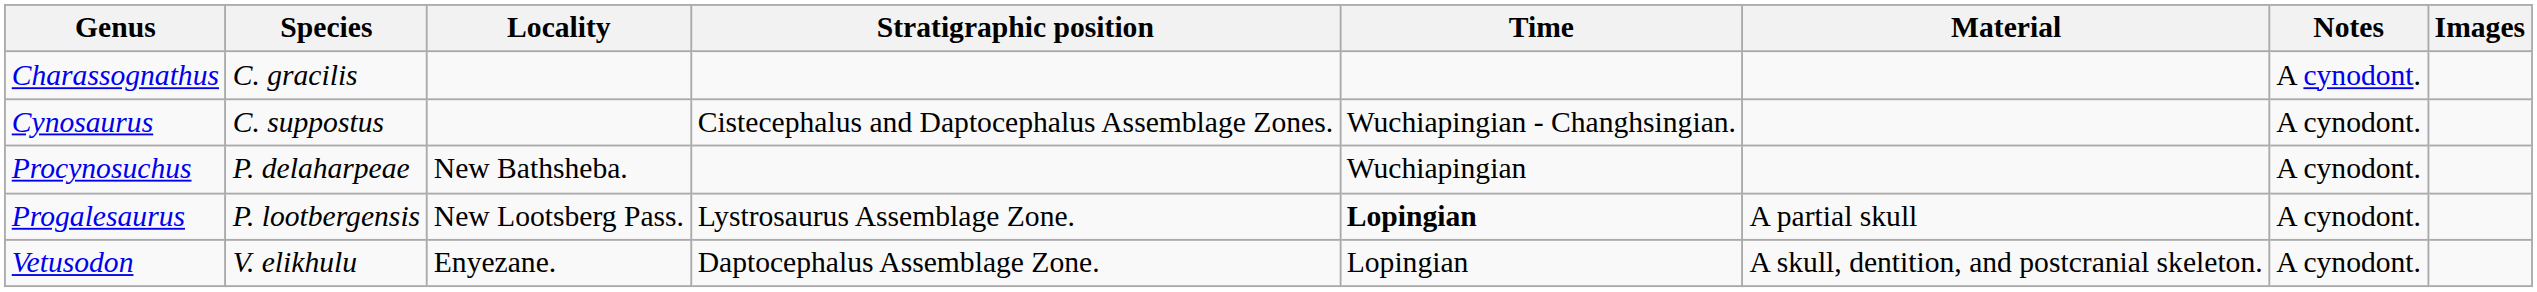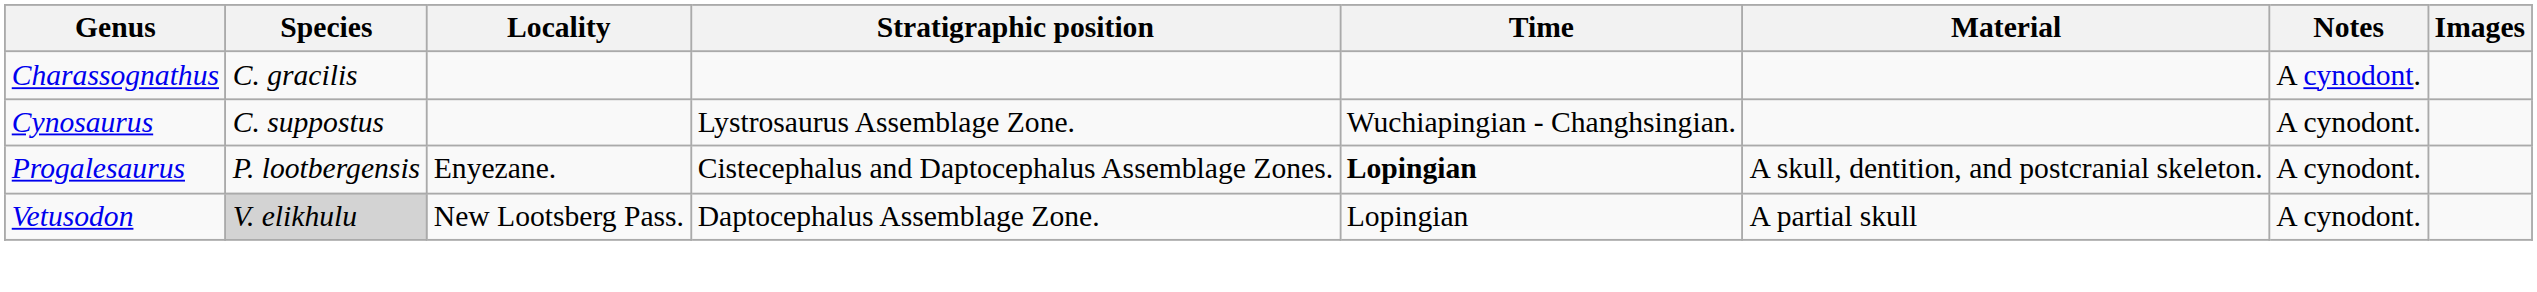(1015, 121) Cistecephalus and Daptocephalus Assemblage Zones. -> (886, 121) Lystrosaurus Assemblage Zone.
- row: (102, 168)
(559, 215) New Lootsberg Pass. -> (495, 168) Enyezane.
(886, 215) Lystrosaurus Assemblage Zone. -> (1015, 168) Cistecephalus and Daptocephalus Assemblage Zones.
(1833, 215) A partial skull -> (2006, 168) A skull, dentition, and postcranial skeleton.
(295, 262) no background -> (295, 215) lightgrey background
(495, 262) Enyezane. -> (559, 215) New Lootsberg Pass.
(2006, 262) A skull, dentition, and postcranial skeleton. -> (1833, 215) A partial skull
